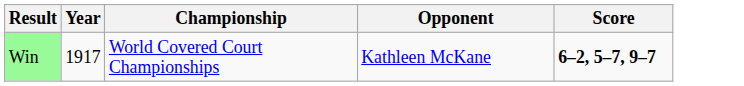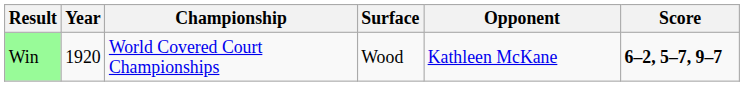+ column: (390, 18)
(83, 56) 1917 -> (83, 56) 1920
